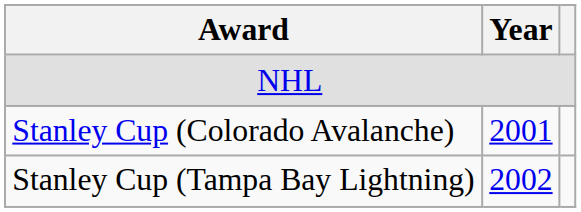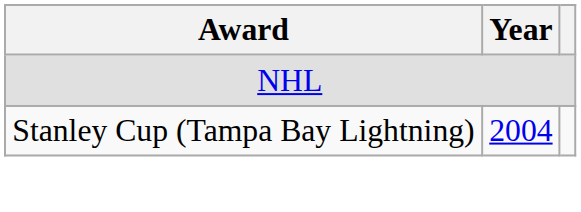- row: (233, 130)
(521, 180) 2002 -> (521, 130) 2004
